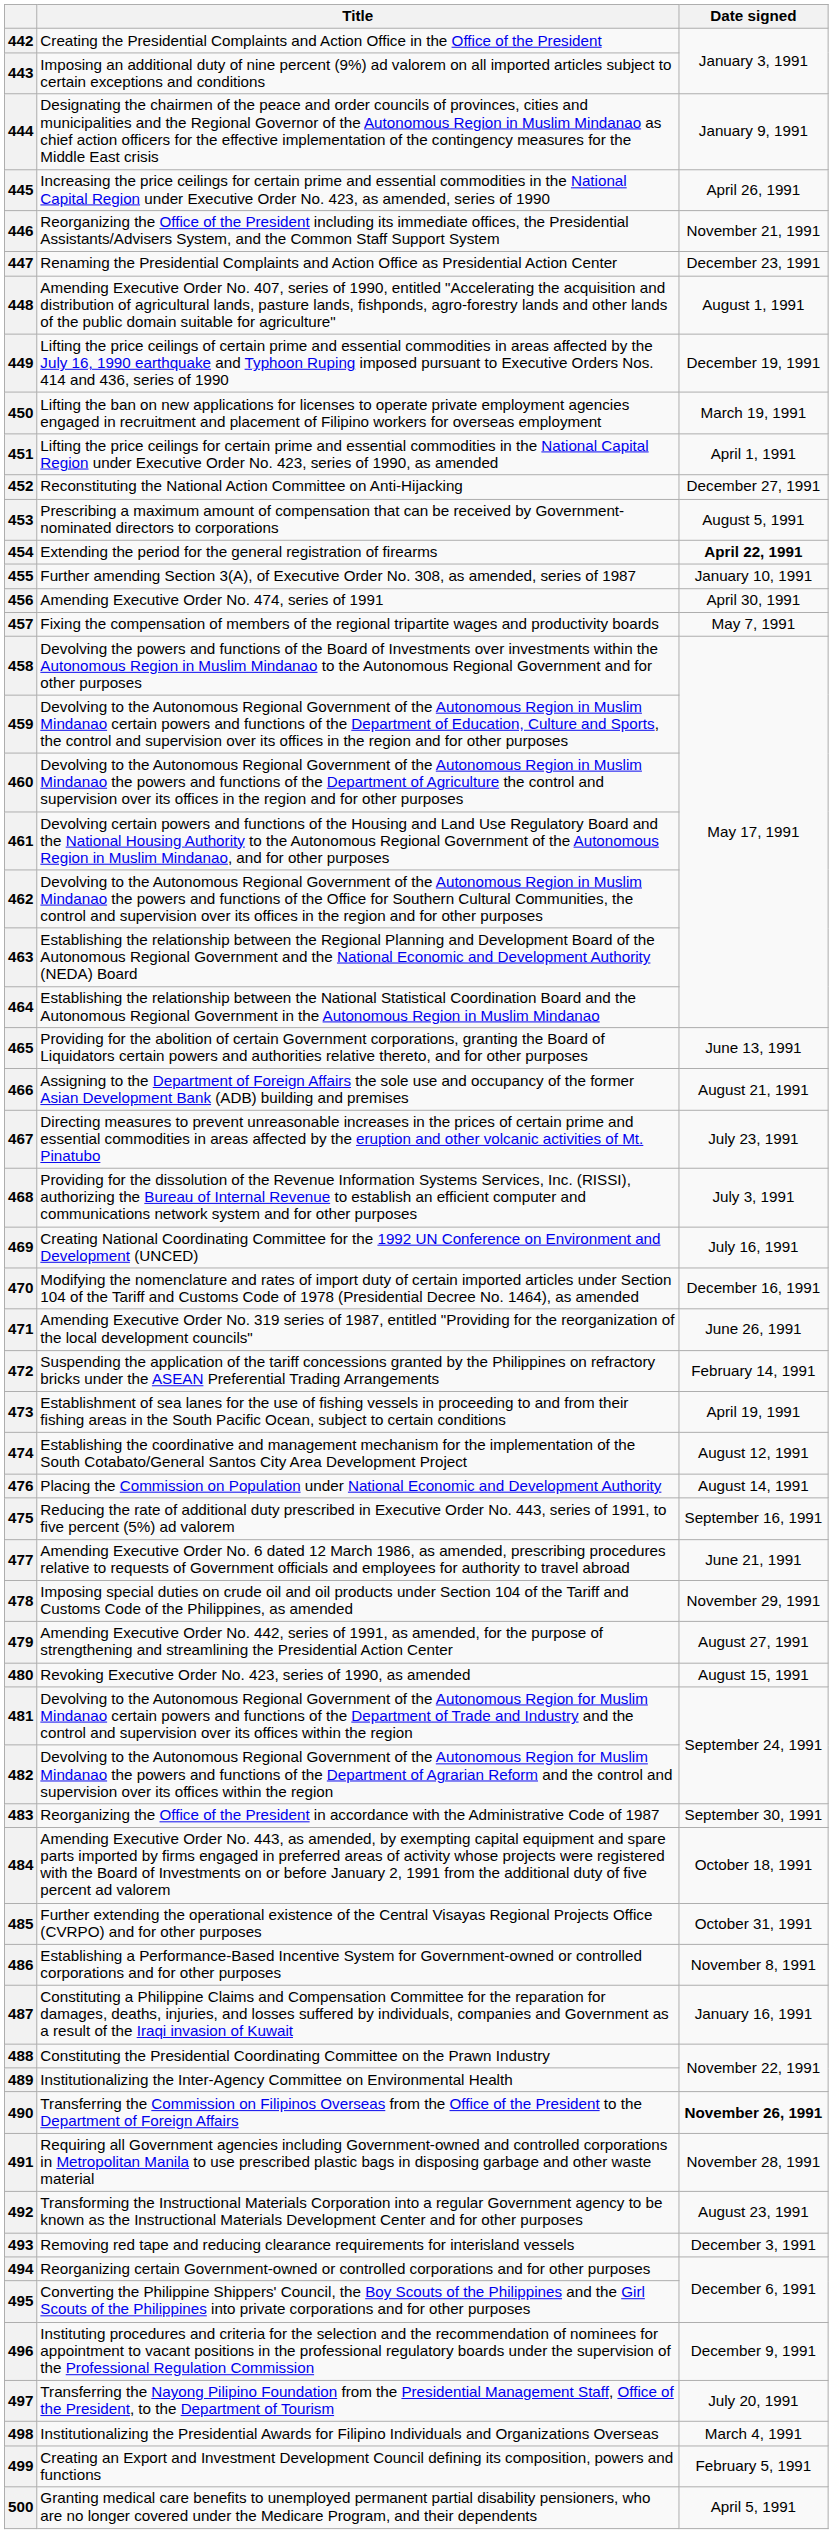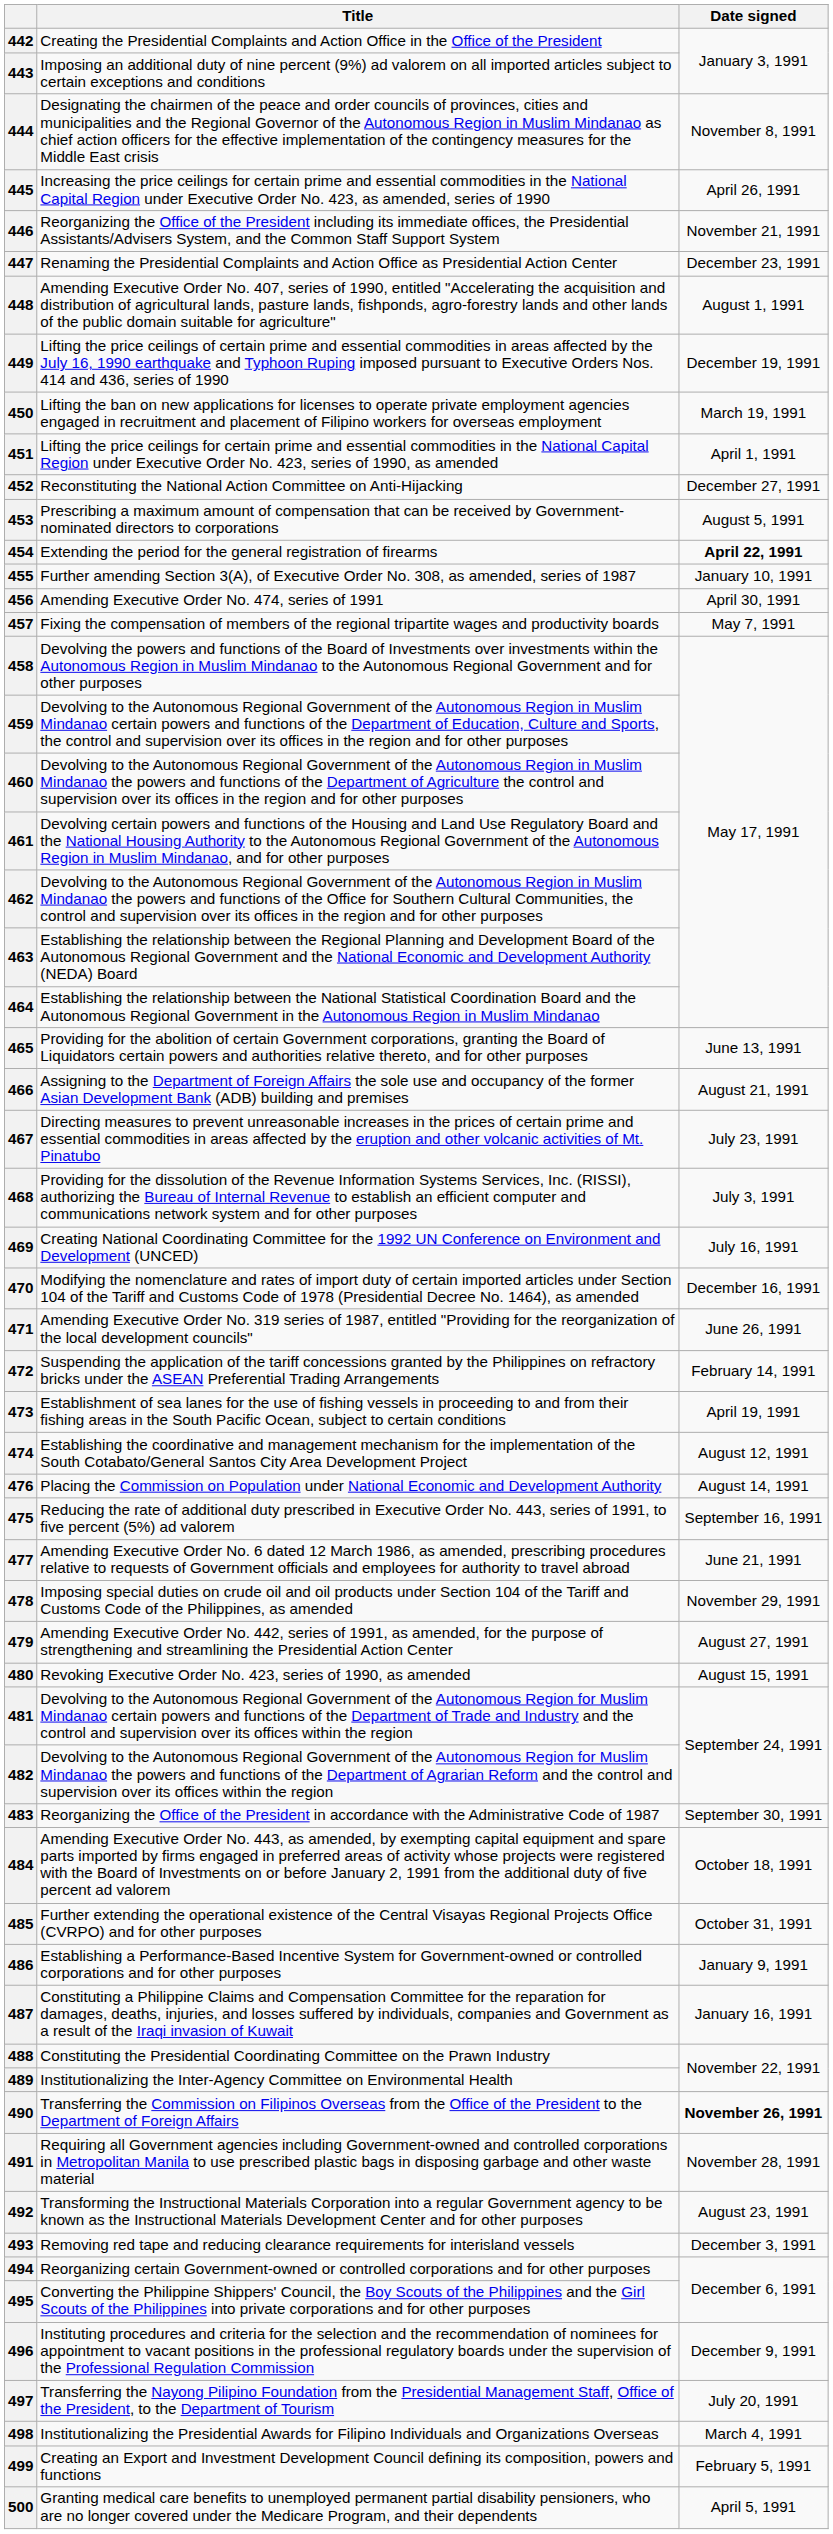(753, 131) January 9, 1991 -> (753, 131) November 8, 1991
(753, 1964) November 8, 1991 -> (753, 1964) January 9, 1991
